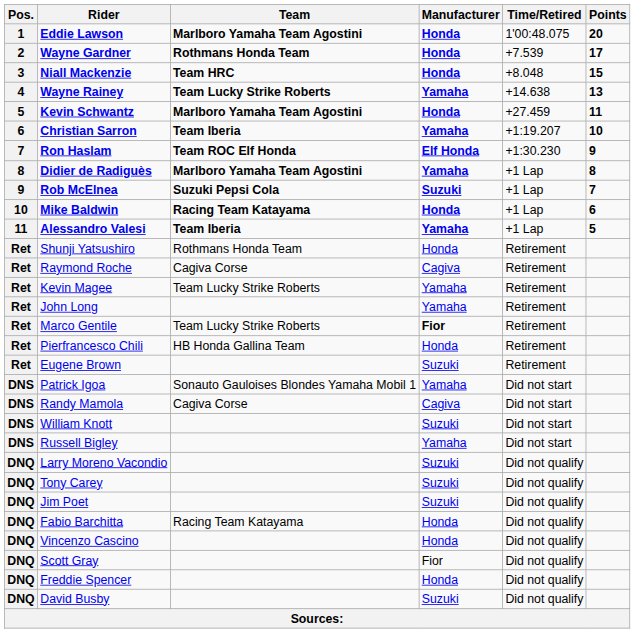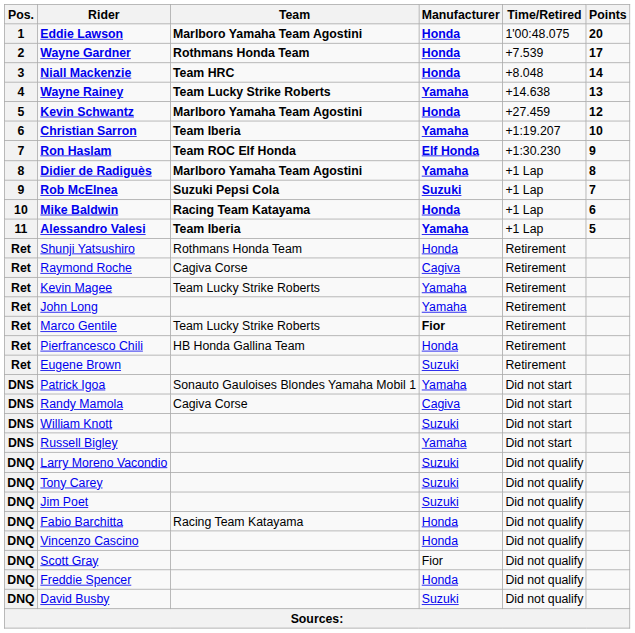(596, 73) 15 -> (596, 73) 14
(596, 112) 11 -> (596, 112) 12
